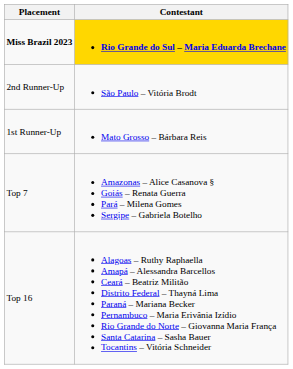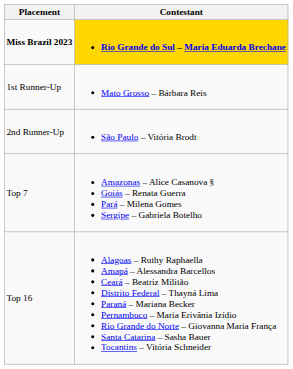rows swapped: (34, 131) <-> (35, 87)
